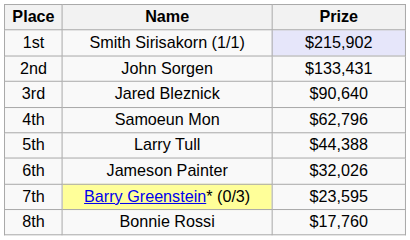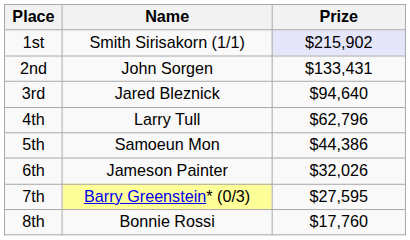(339, 94) $90,640 -> (339, 94) $94,640
(167, 119) Samoeun Mon -> (167, 119) Larry Tull
(167, 145) Larry Tull -> (167, 145) Samoeun Mon
(339, 145) $44,388 -> (339, 145) $44,386
(339, 196) $23,595 -> (339, 196) $27,595
